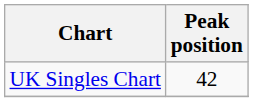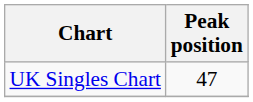(207, 79) 42 -> (207, 79) 47
